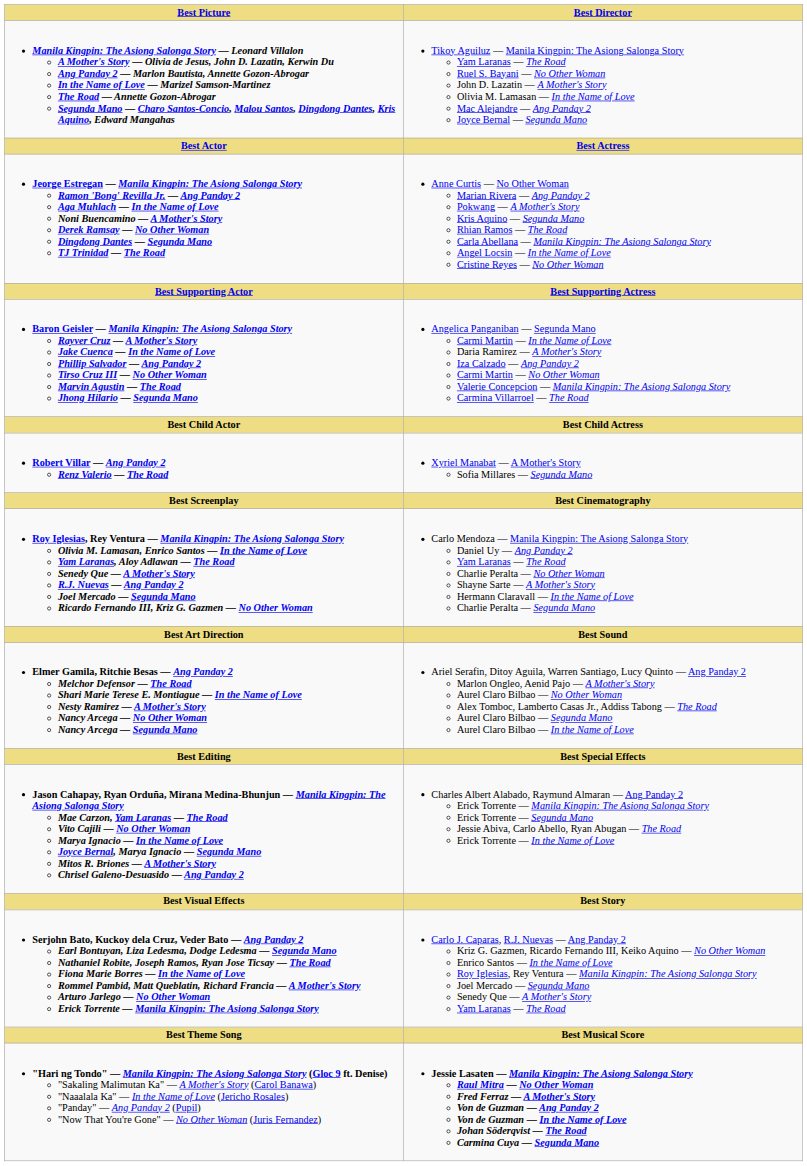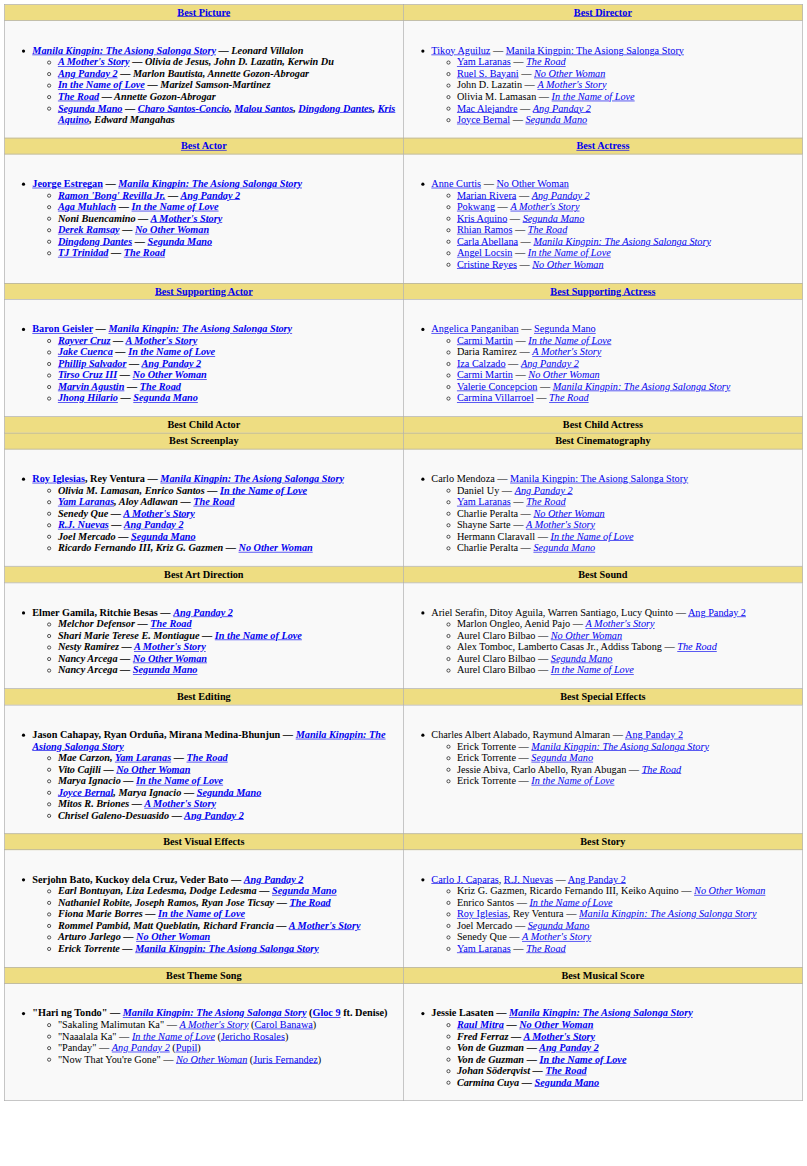- row: (204, 469)
